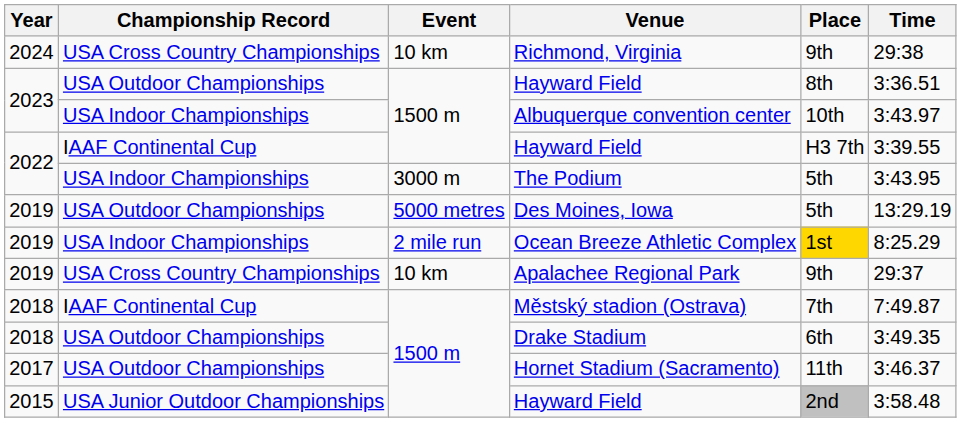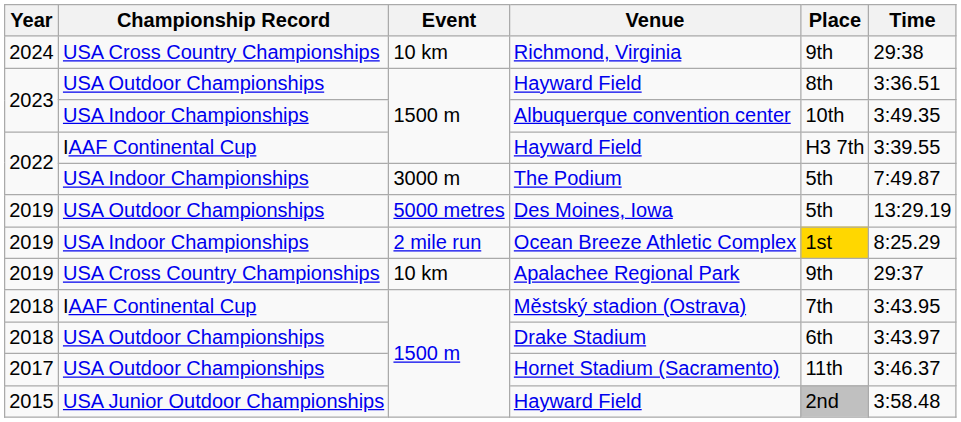(907, 115) 3:43.97 -> (907, 115) 3:49.35
(907, 178) 3:43.95 -> (907, 178) 7:49.87
(907, 305) 7:49.87 -> (907, 305) 3:43.95
(907, 337) 3:49.35 -> (907, 337) 3:43.97
